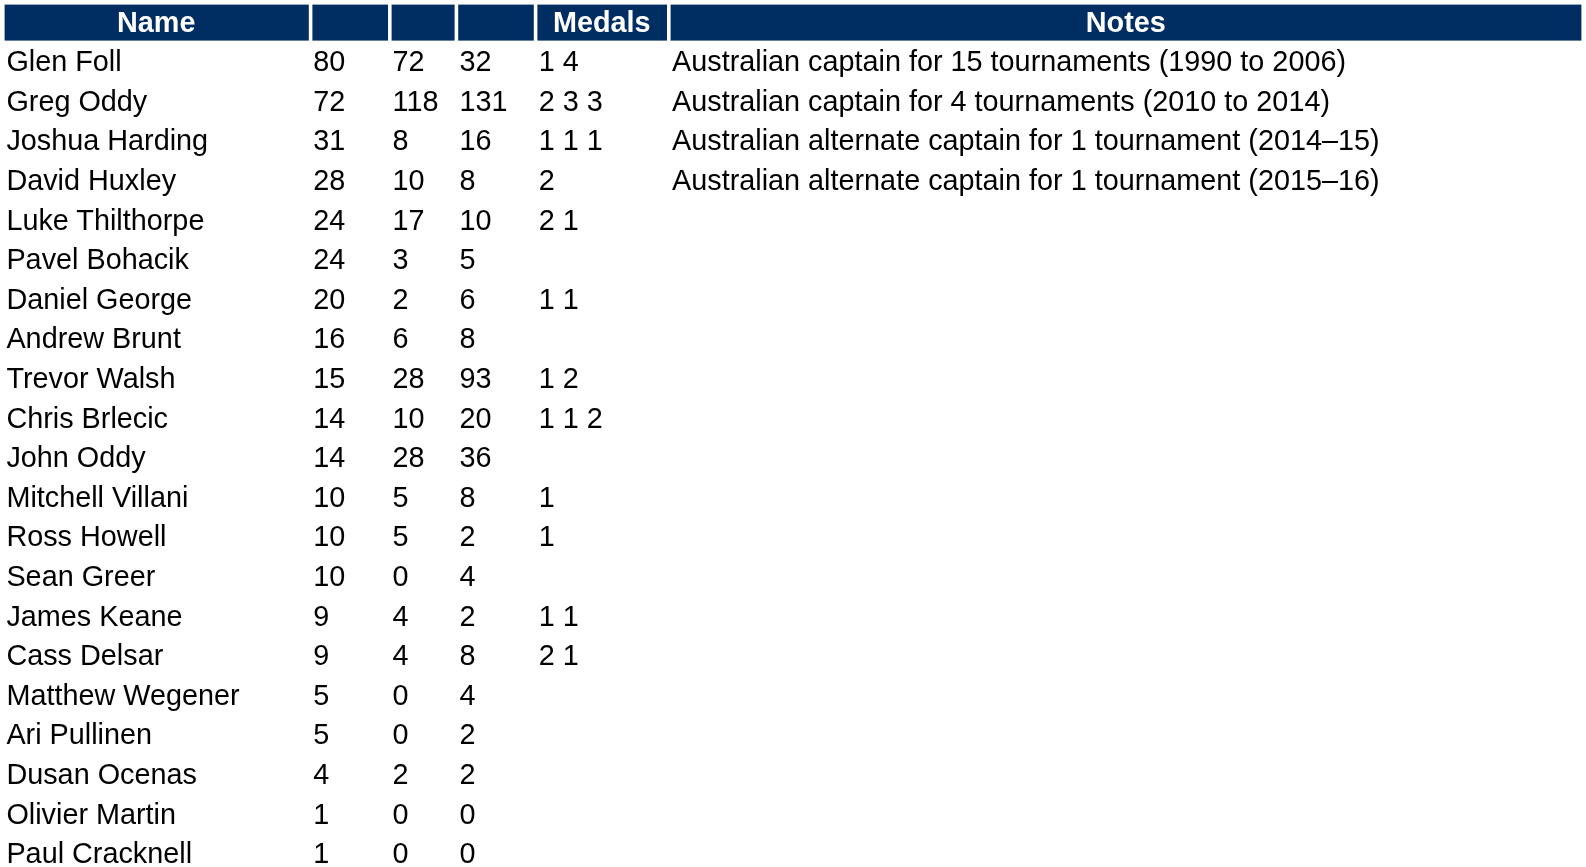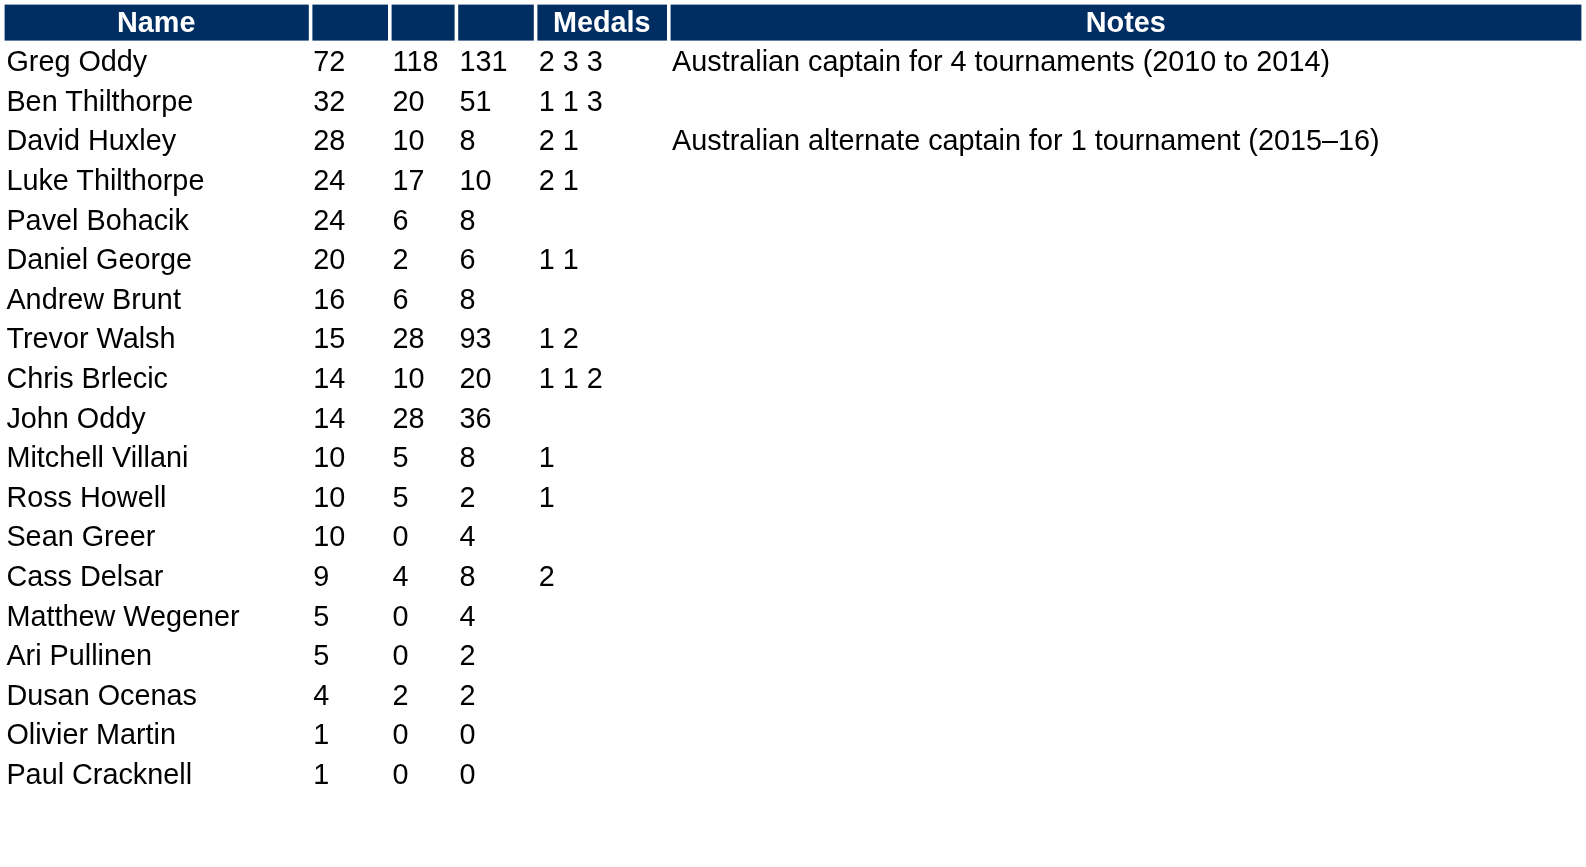- row: (64, 61)
+ row: (100, 101)
- row: (107, 140)
(547, 180) 2 -> (559, 140) 2 1
(401, 259) 3 -> (401, 220) 6
(468, 259) 5 -> (468, 220) 8
- row: (94, 616)
(559, 655) 2 1 -> (547, 576) 2
